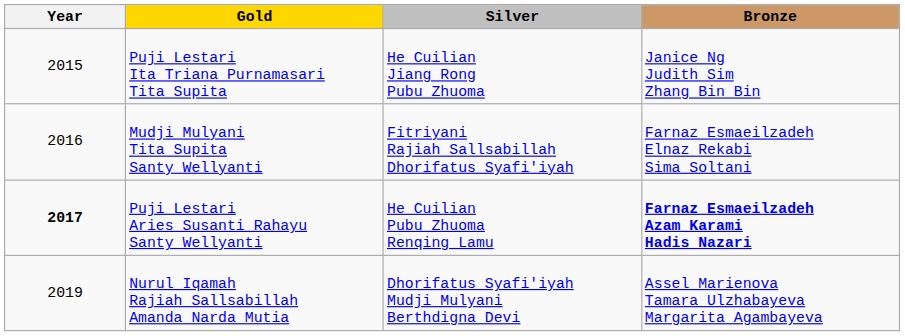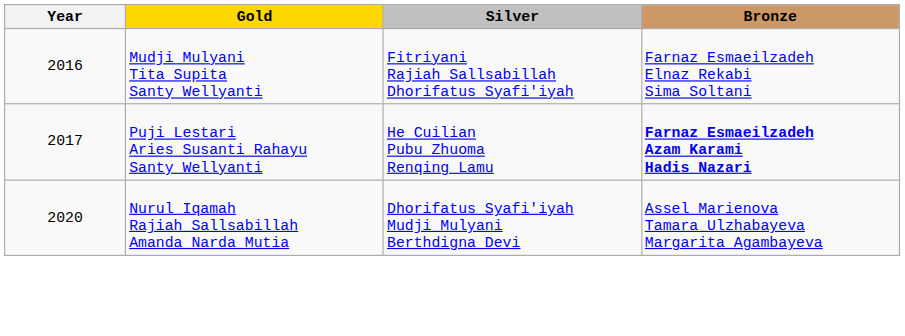- row: (227, 75)
(65, 217) bold -> (65, 142) normal
(65, 293) 2019 -> (65, 217) 2020
